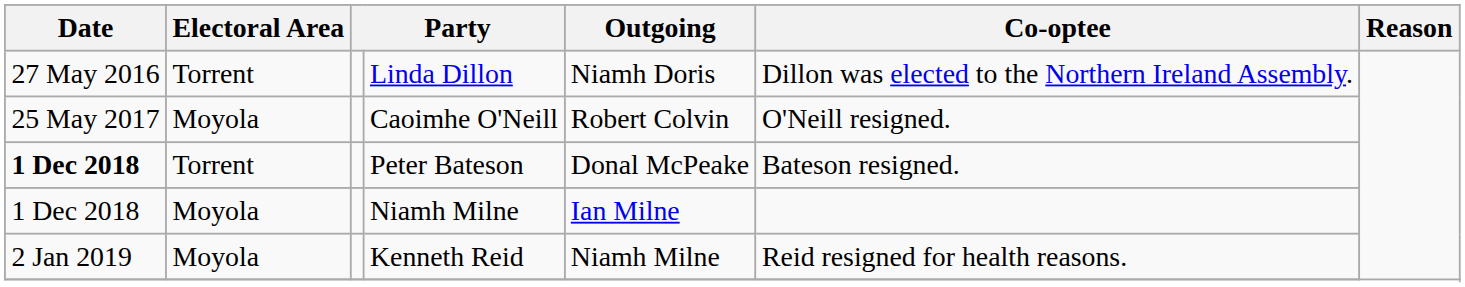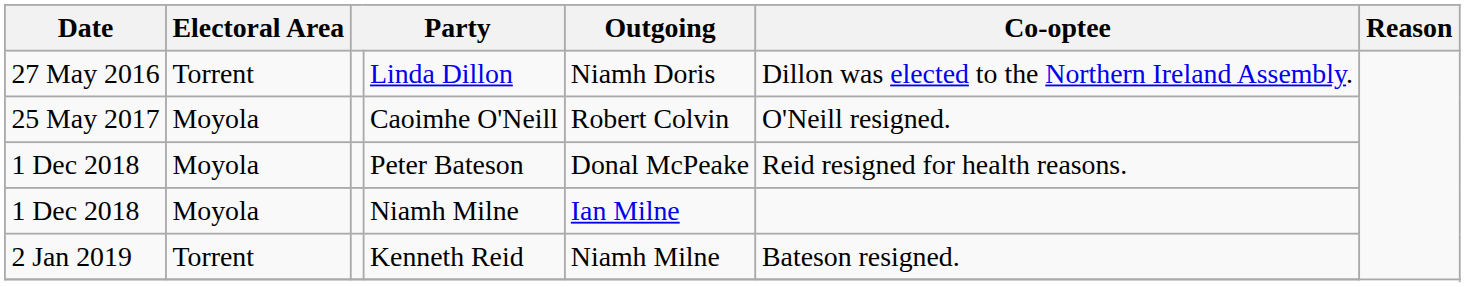(75, 165) bold -> (75, 165) normal
(213, 165) Torrent -> (216, 165) Moyola
(861, 165) Bateson resigned. -> (945, 165) Reid resigned for health reasons.
(216, 256) Moyola -> (213, 256) Torrent
(945, 256) Reid resigned for health reasons. -> (861, 256) Bateson resigned.
